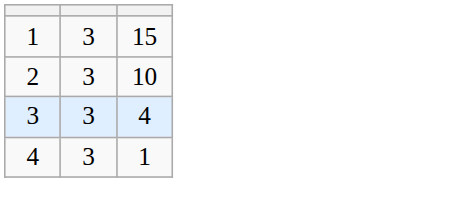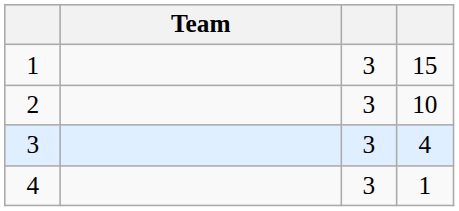+ column: (201, 24)
